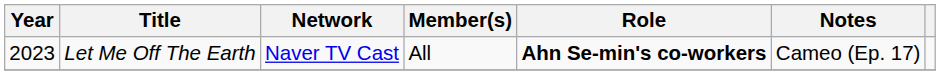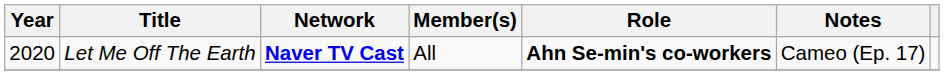(32, 53) 2023 -> (32, 53) 2020
(332, 53) normal -> (334, 53) bold
